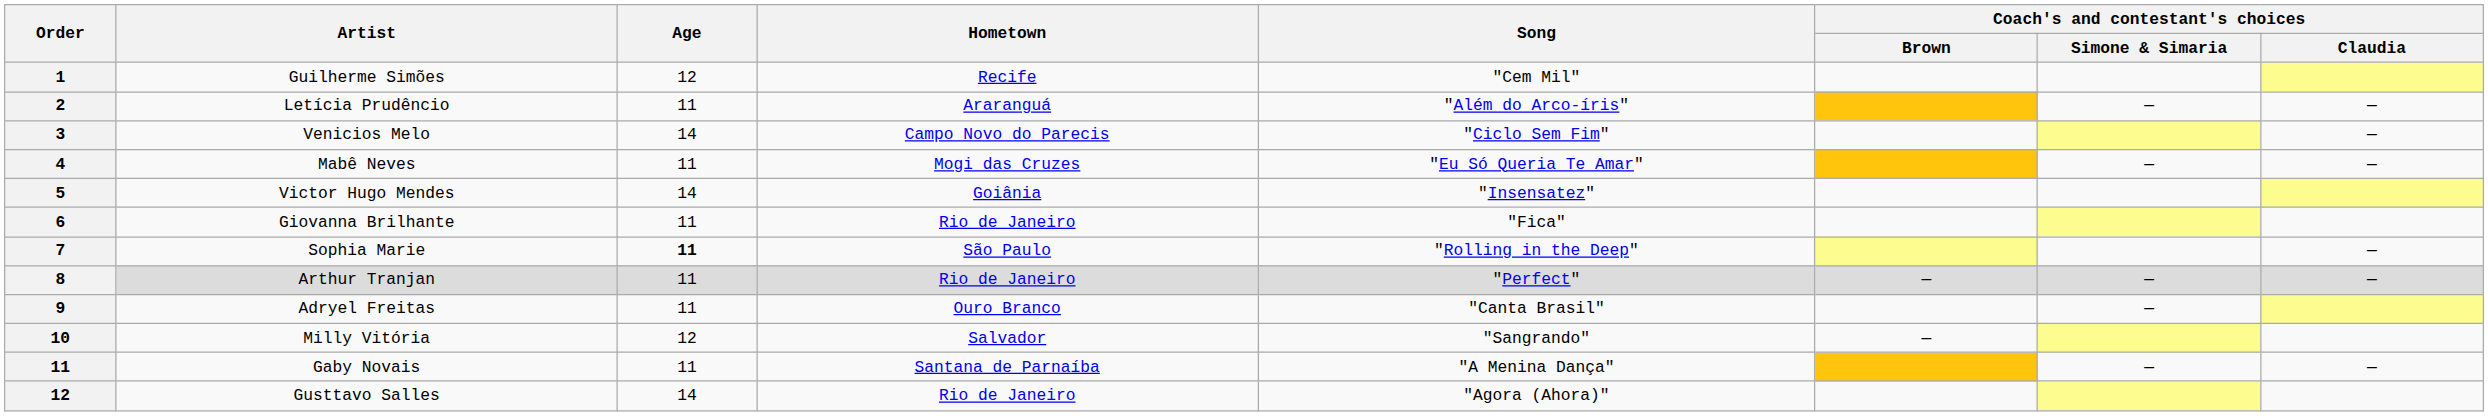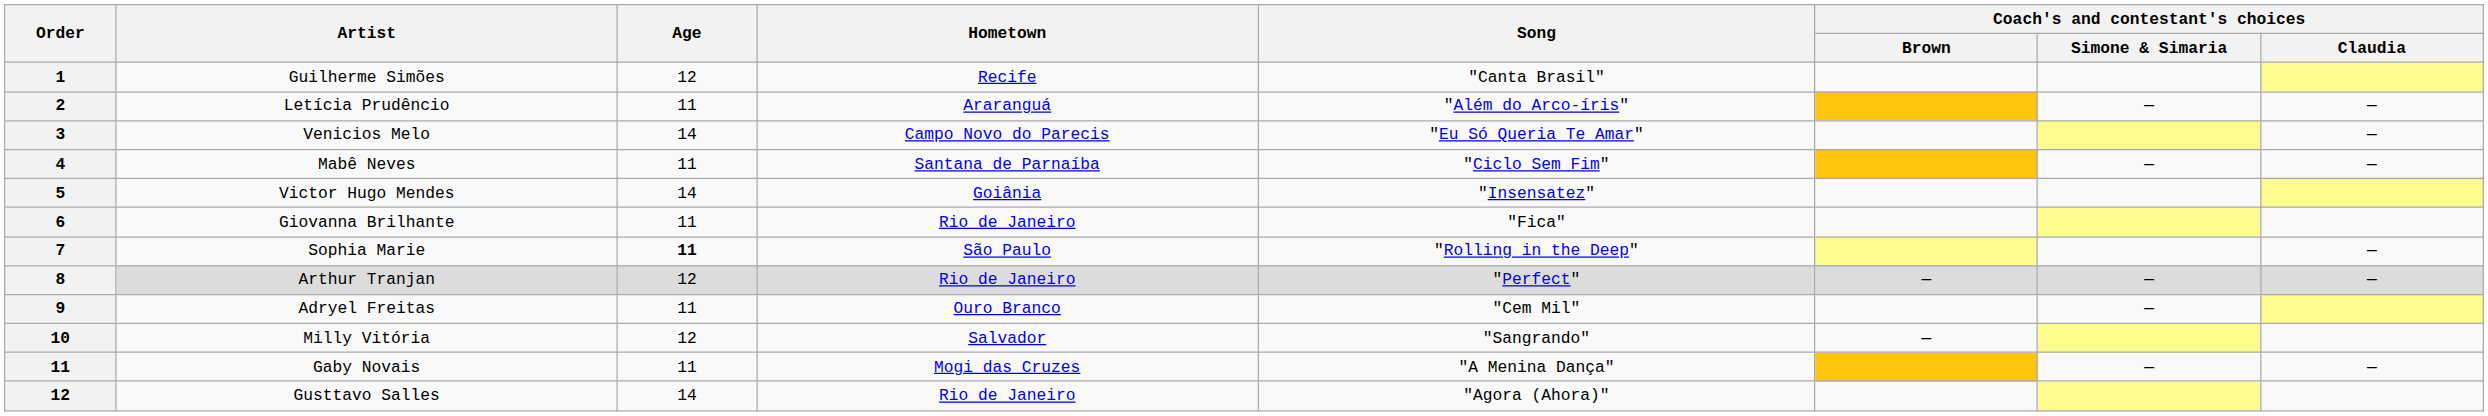(1536, 77) "Cem Mil" -> (1536, 77) "Canta Brasil"
(1536, 135) "Ciclo Sem Fim" -> (1536, 135) "Eu Só Queria Te Amar"
(1007, 164) Mogi das Cruzes -> (1007, 164) Santana de Parnaíba
(1536, 164) "Eu Só Queria Te Amar" -> (1536, 164) "Ciclo Sem Fim"
(687, 280) 11 -> (687, 280) 12
(1536, 309) "Canta Brasil" -> (1536, 309) "Cem Mil"
(1007, 367) Santana de Parnaíba -> (1007, 367) Mogi das Cruzes
